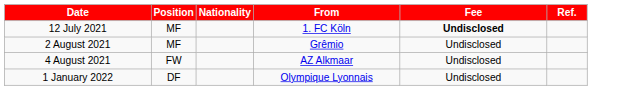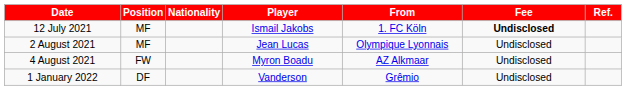+ column: (283, 13)
(327, 45) Grêmio -> (402, 45) Olympique Lyonnais
(327, 77) Olympique Lyonnais -> (402, 77) Grêmio
